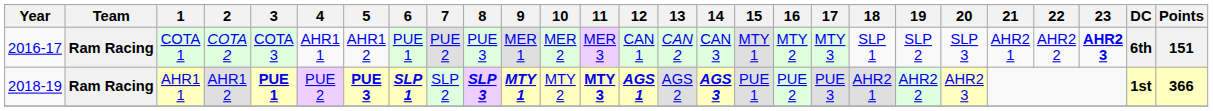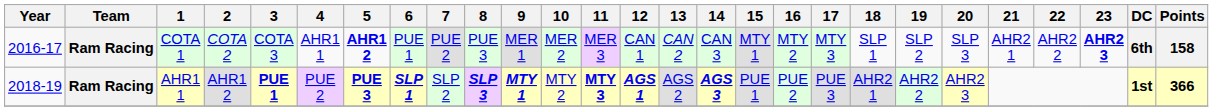(366, 47) normal -> (367, 47) bold
(1181, 47) 151 -> (1182, 47) 158
